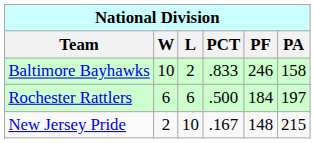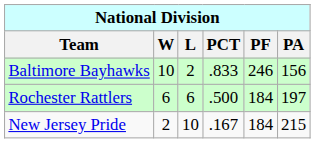(293, 71) 158 -> (293, 71) 156
(261, 124) 148 -> (261, 124) 184
